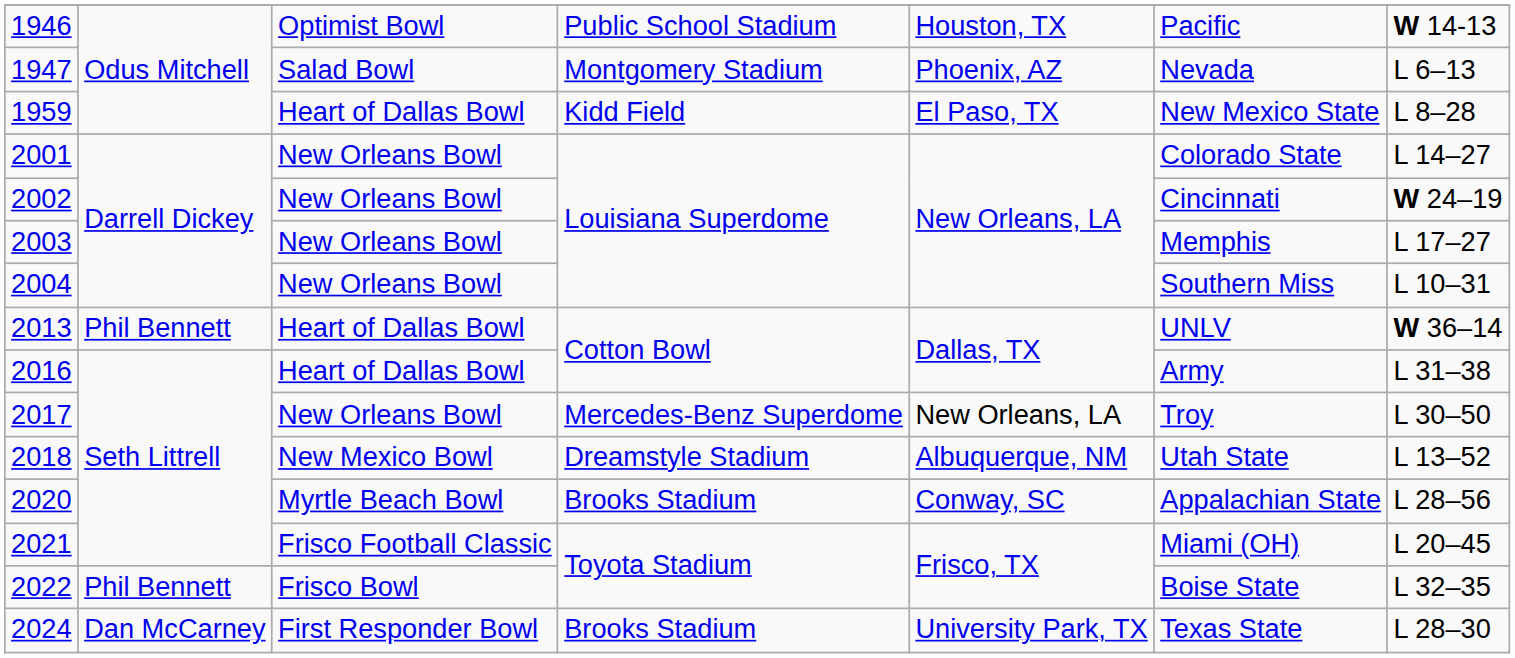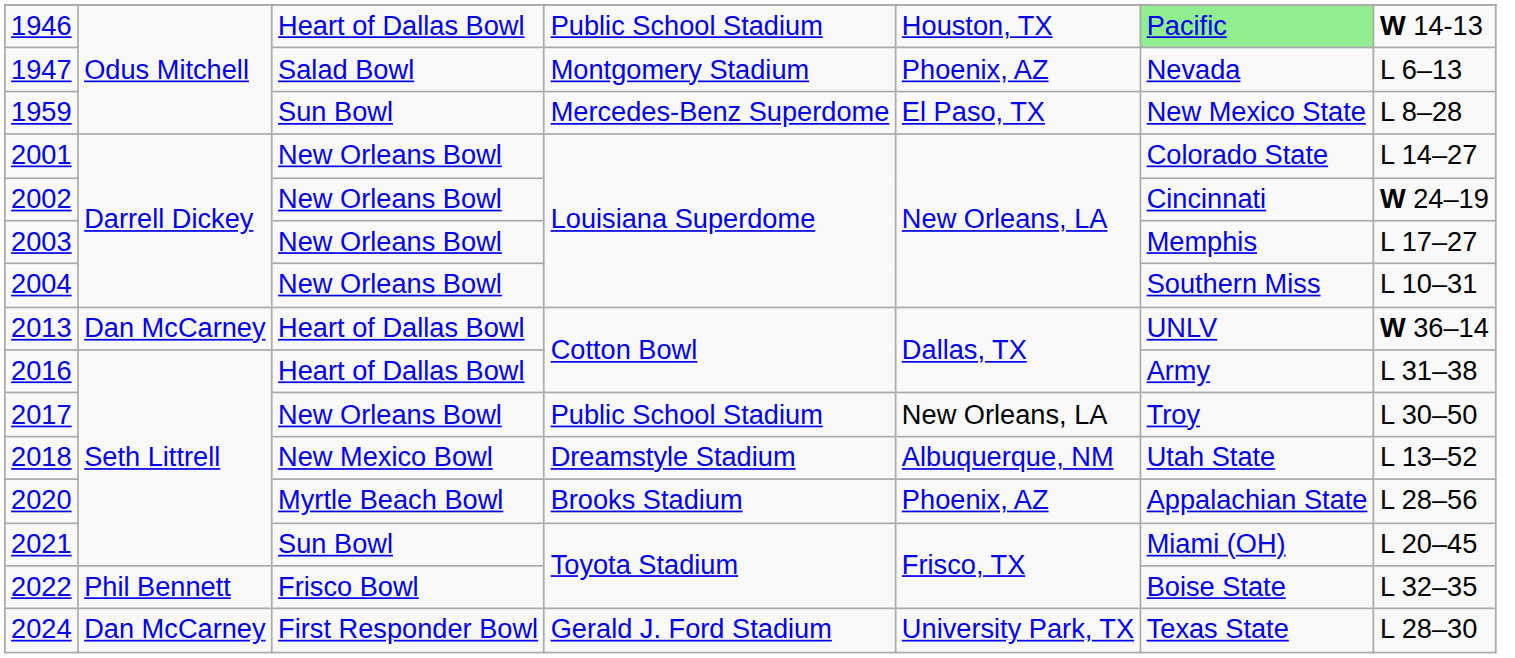(361, 26) Optimist Bowl -> (401, 26) Heart of Dallas Bowl
(1200, 26) no background -> (1187, 26) lightgreen background
(401, 112) Heart of Dallas Bowl -> (336, 112) Sun Bowl
(625, 112) Kidd Field -> (720, 112) Mercedes-Benz Superdome
(158, 328) Phil Bennett -> (175, 328) Dan McCarney
(734, 414) Mercedes-Benz Superdome -> (687, 414) Public School Stadium
(990, 500) Conway, SC -> (975, 500) Phoenix, AZ
(415, 543) Frisco Football Classic -> (336, 543) Sun Bowl
(660, 629) Brooks Stadium -> (691, 629) Gerald J. Ford Stadium
